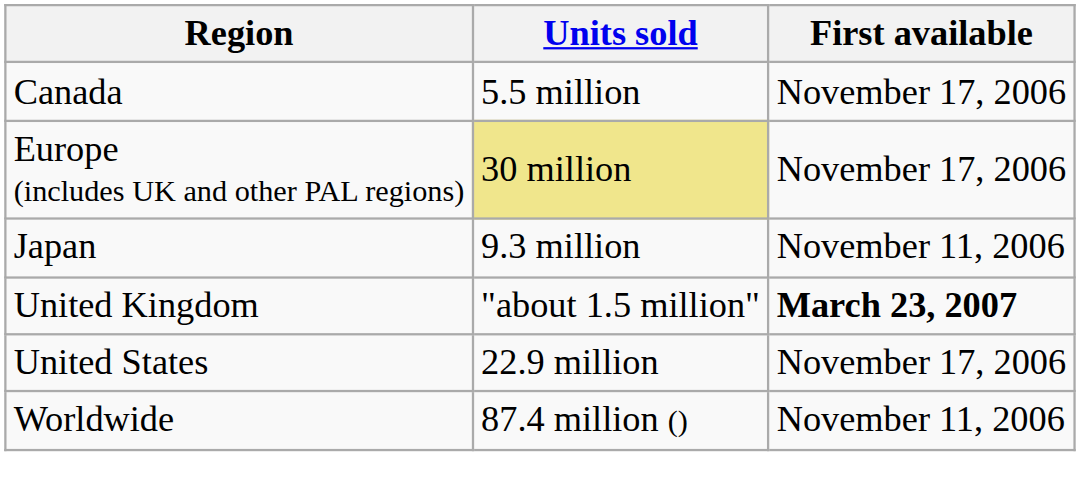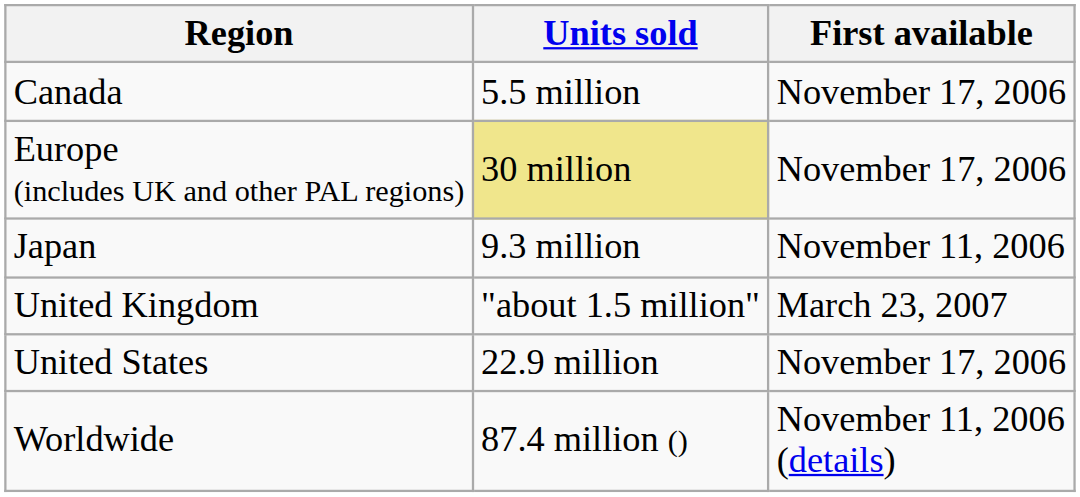(897, 304) bold -> (892, 304) normal
(921, 419) November 11, 2006 -> (921, 441) November 11, 2006 (details)
